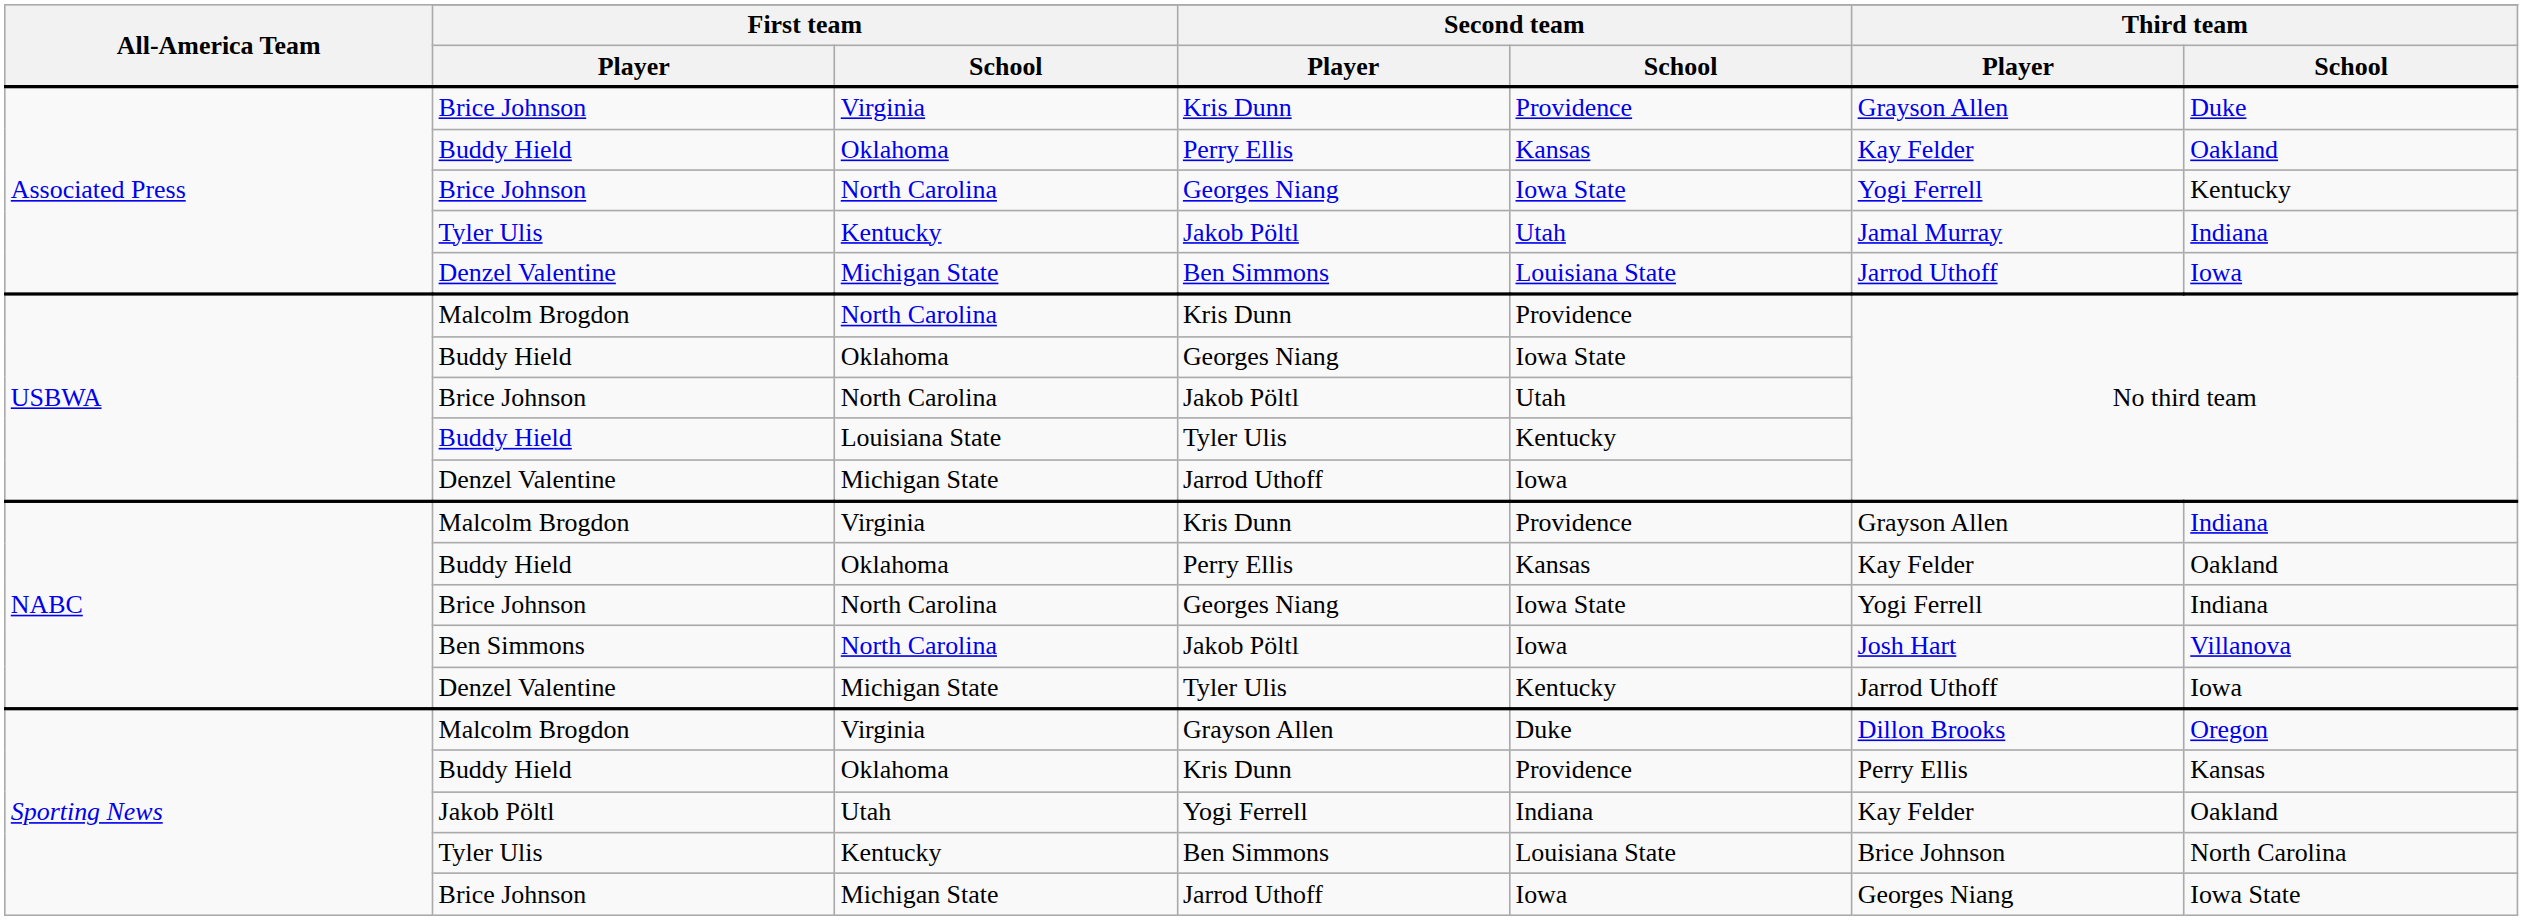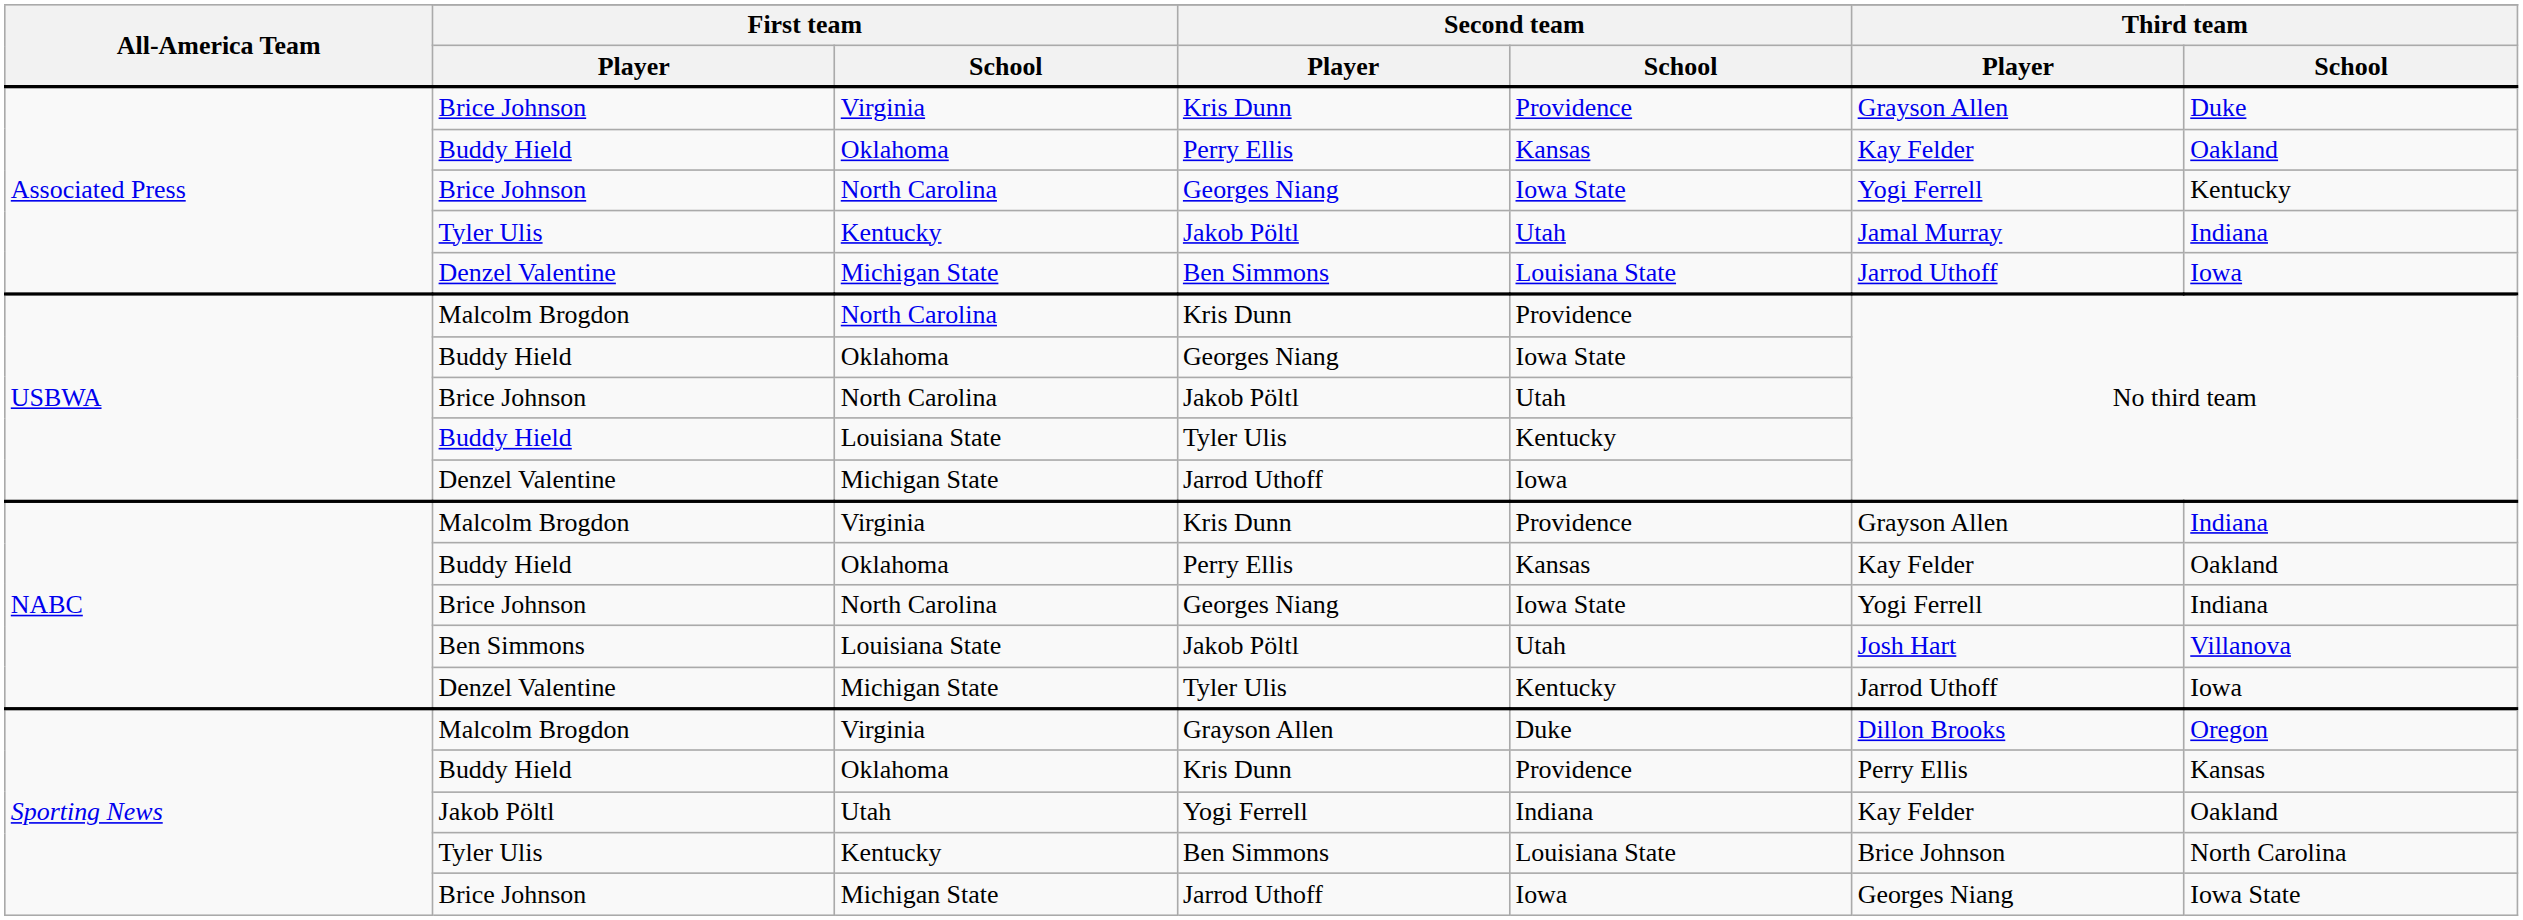(919, 645) North Carolina -> (921, 645) Louisiana State
(1541, 645) Iowa -> (1541, 645) Utah
